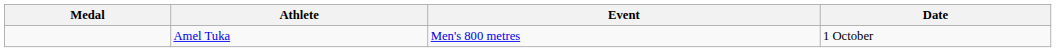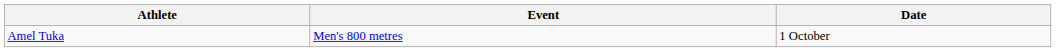- column: (87, 15)
